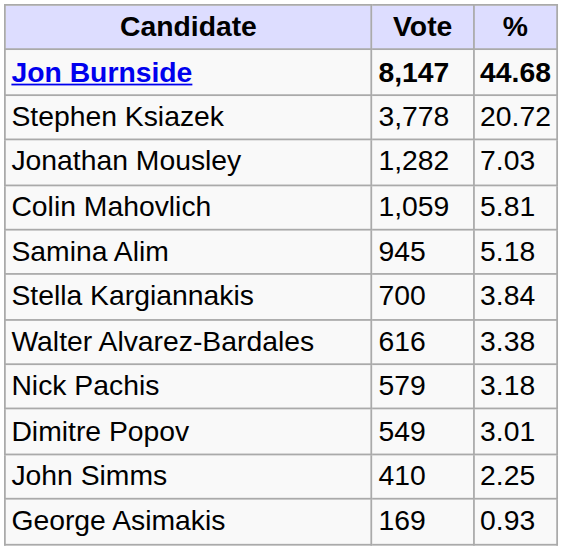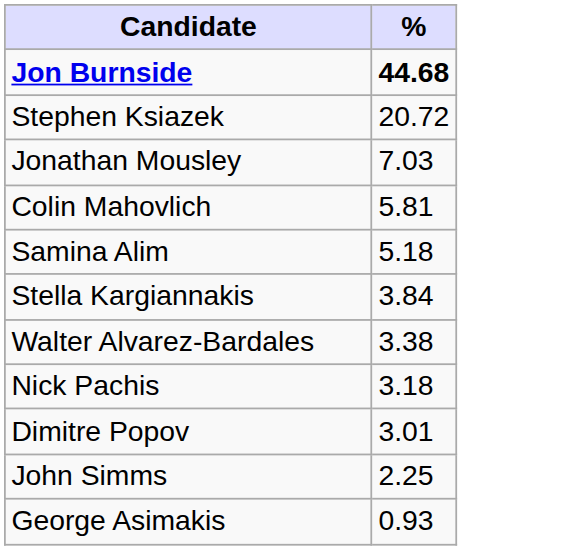- column: (423, 26)
